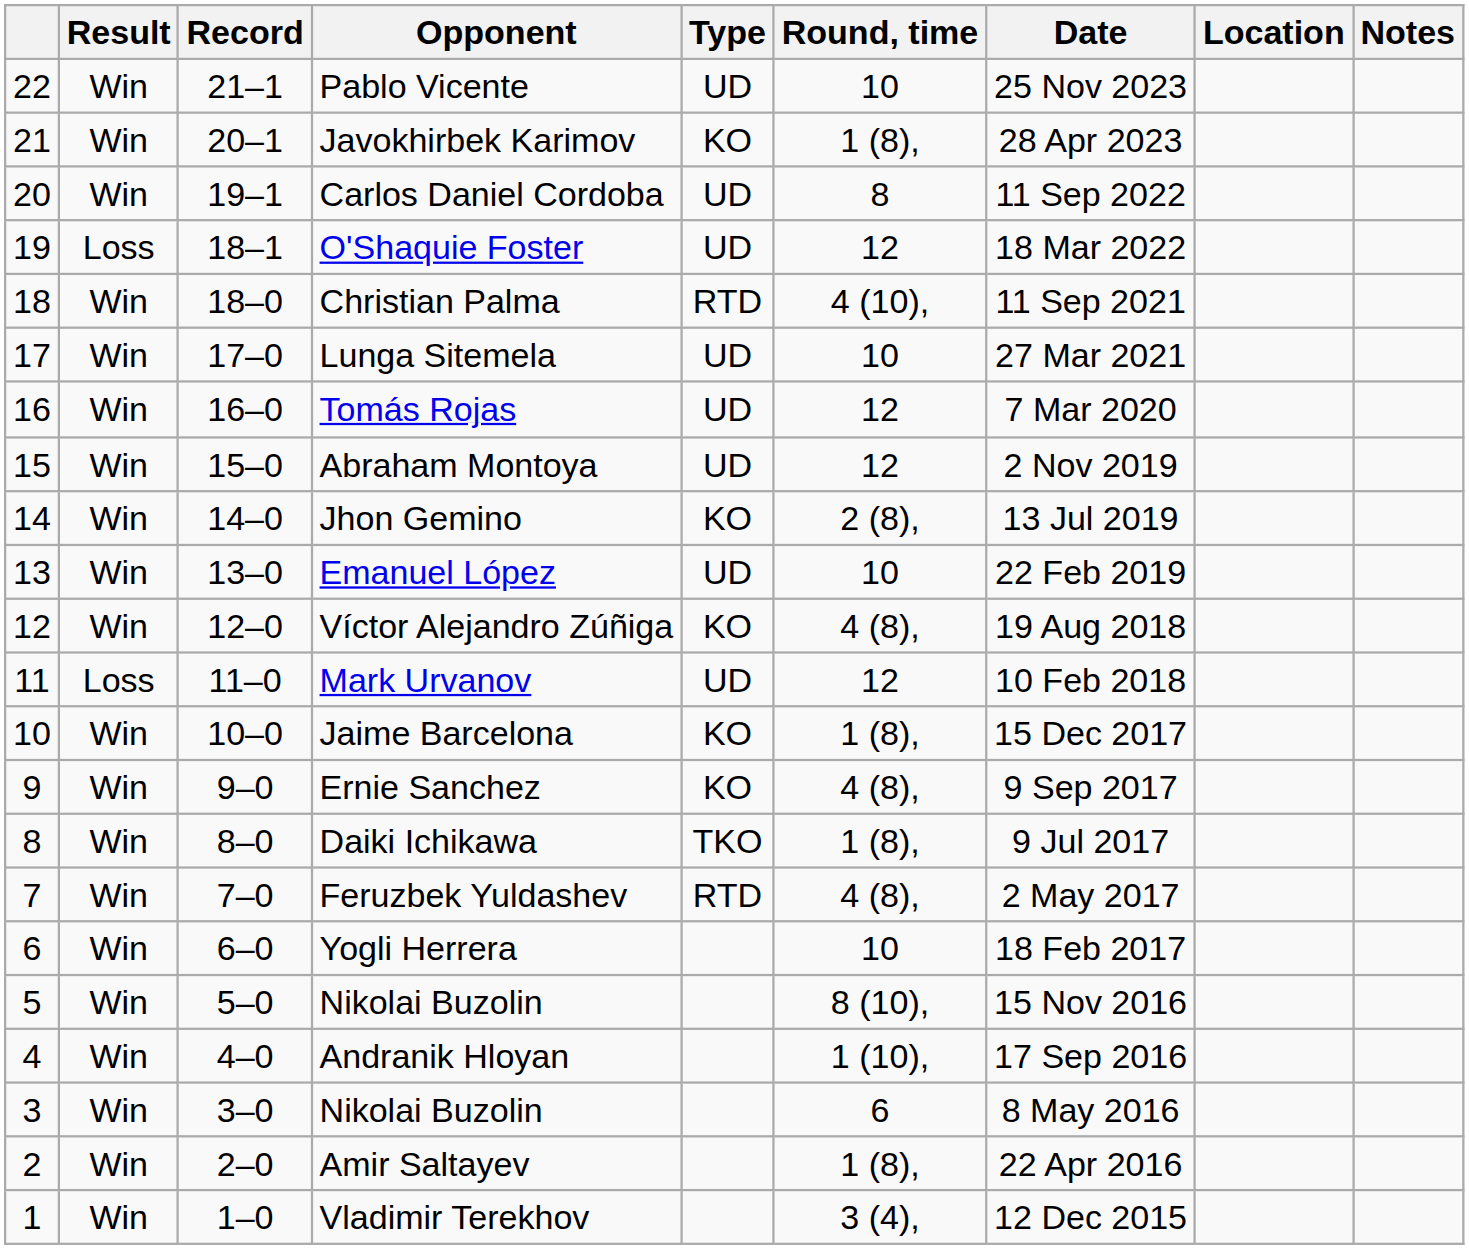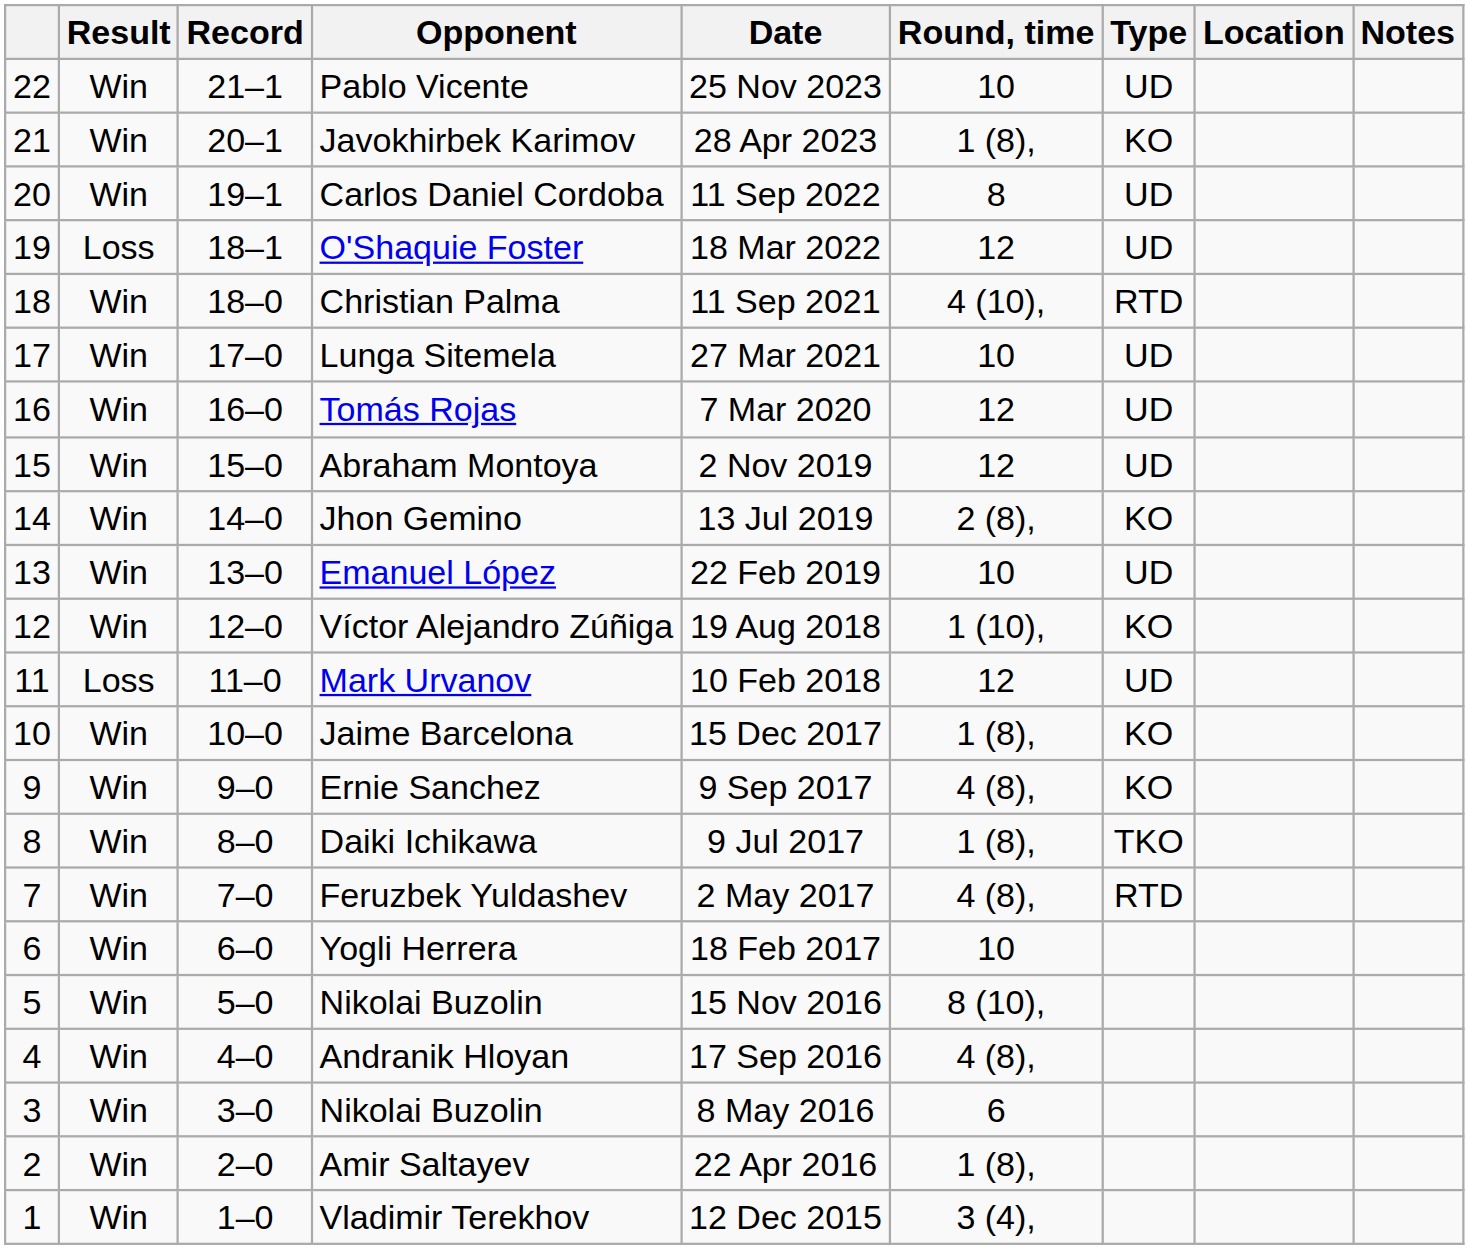columns swapped: (727, 32) <-> (1091, 32)
(880, 625) 4 (8), -> (996, 625) 1 (10),
(880, 1056) 1 (10), -> (996, 1056) 4 (8),
